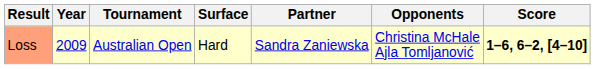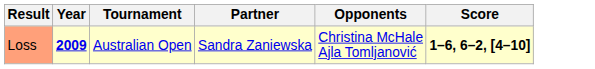- column: (223, 15)
(71, 44) normal -> (71, 44) bold
